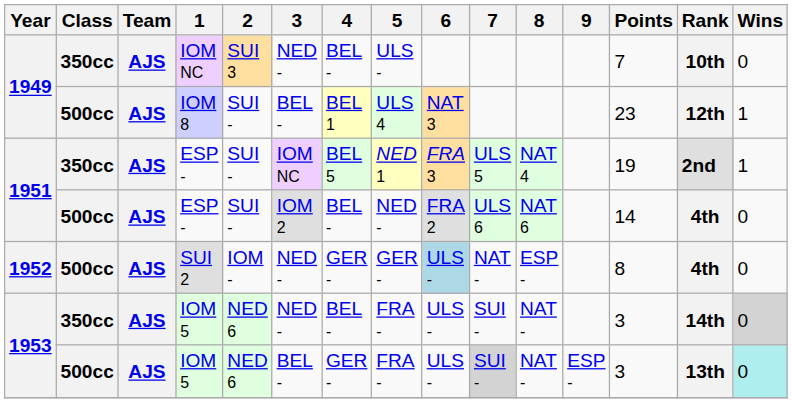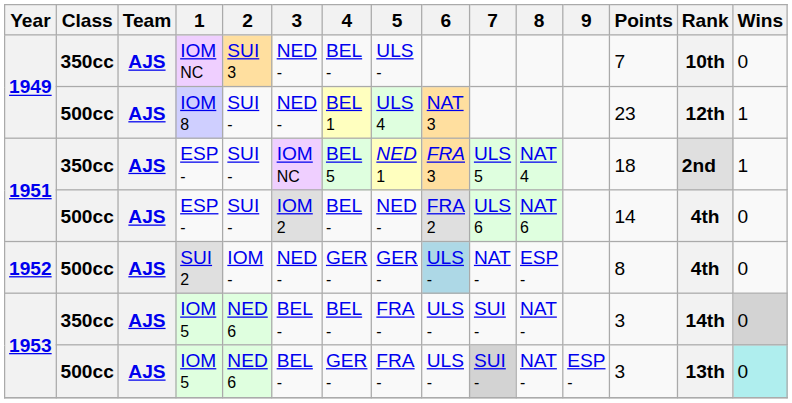(295, 113) BEL - -> (297, 113) NED -
(625, 164) 19 -> (625, 164) 18
(297, 320) NED - -> (295, 320) BEL -
